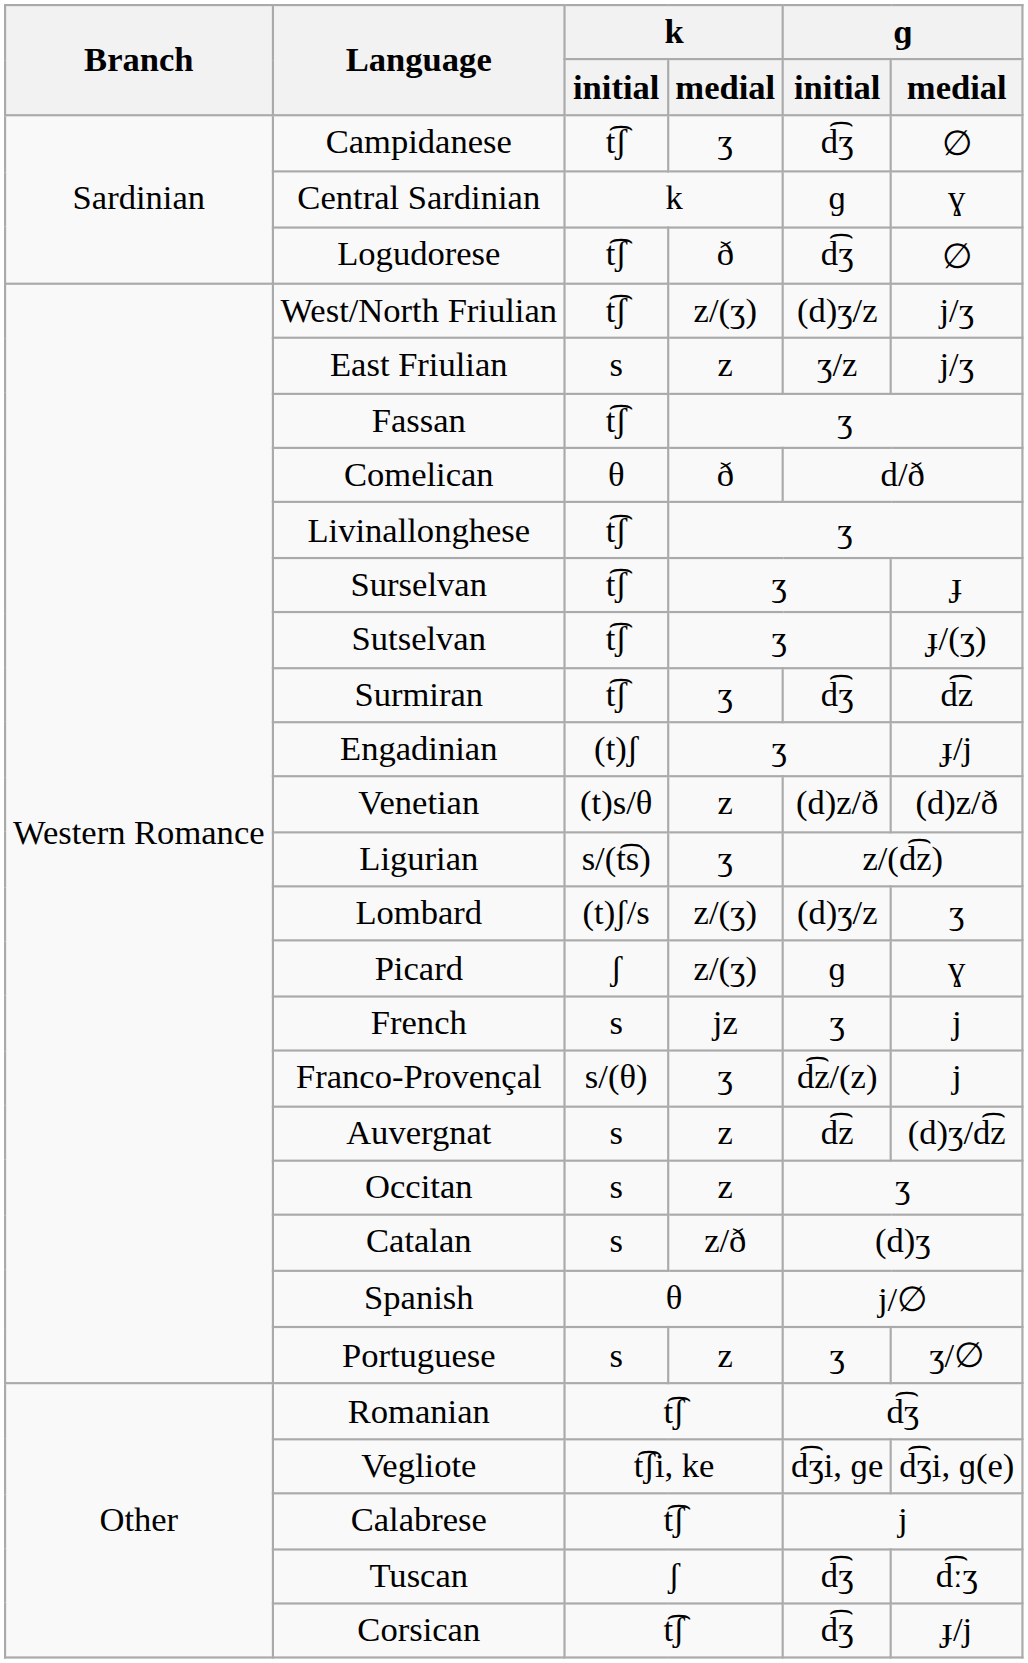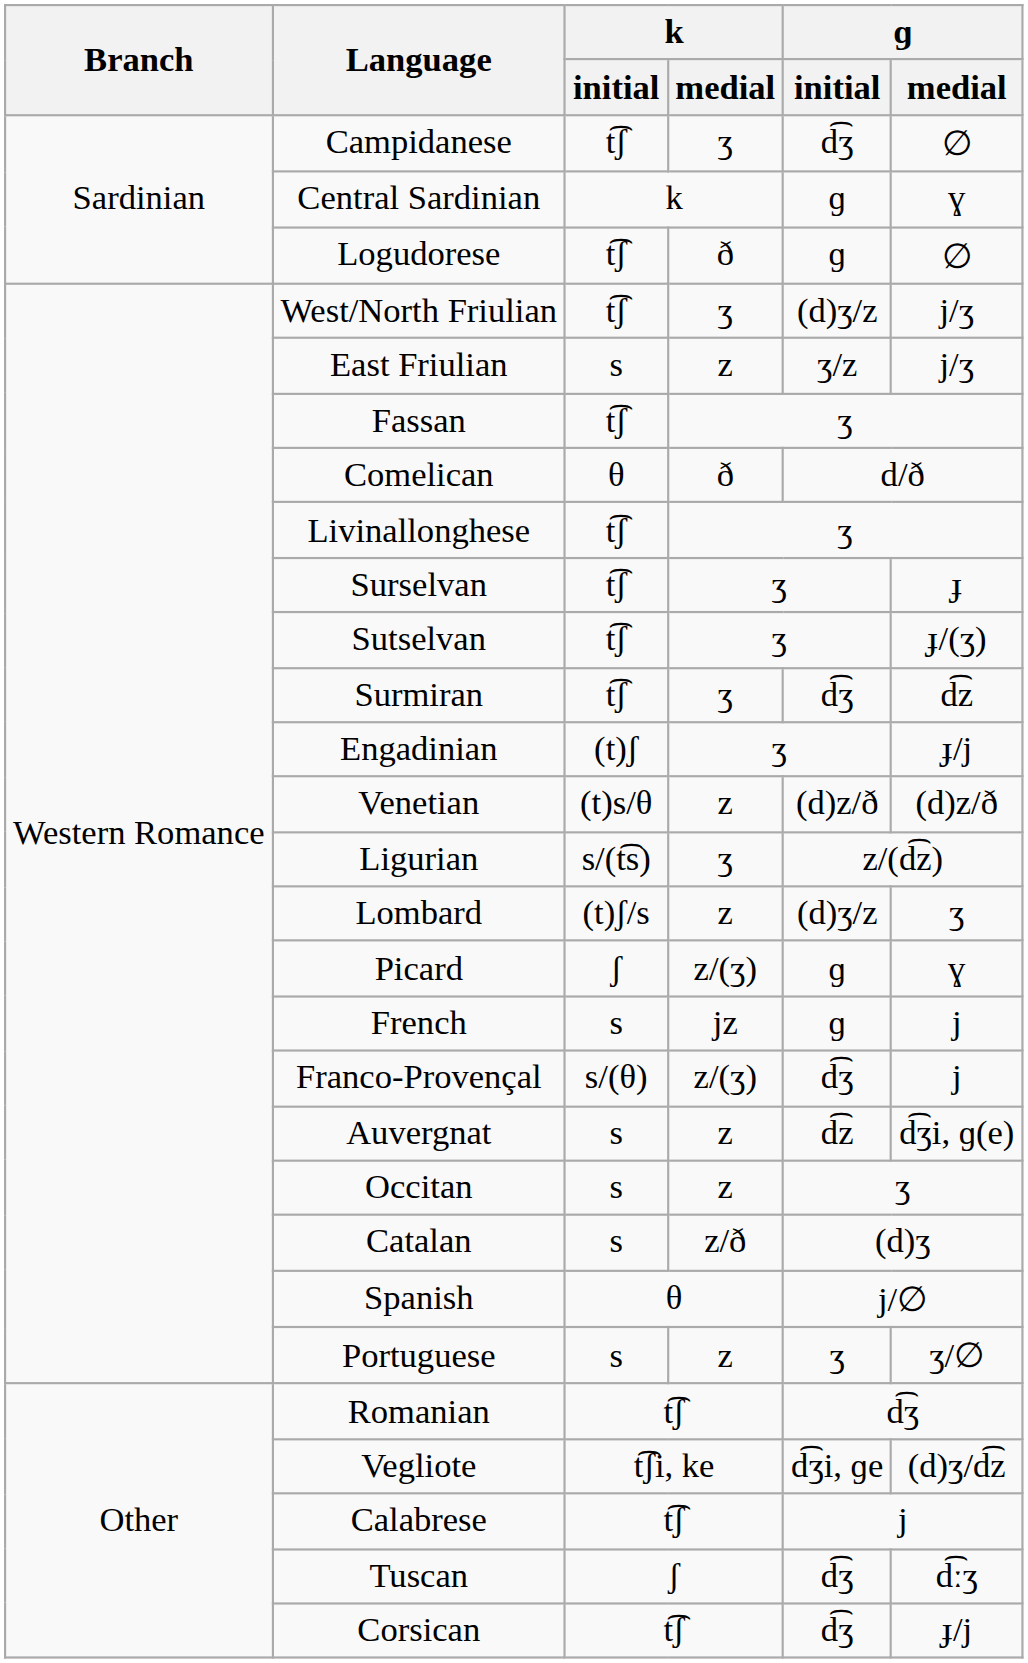(837, 254) d͡ʒ -> (837, 254) ɡ
(725, 310) z/(ʒ) -> (725, 310) ʒ
(725, 913) z/(ʒ) -> (725, 913) z
(837, 1022) ʒ -> (837, 1022) ɡ
(725, 1077) ʒ -> (725, 1077) z/(ʒ)
(837, 1077) d͡z/(z) -> (837, 1077) d͡ʒ
(957, 1132) (d)ʒ/d͡z -> (957, 1132) d͡ʒi, ɡ(e)
(957, 1465) d͡ʒi, ɡ(e) -> (957, 1465) (d)ʒ/d͡z
